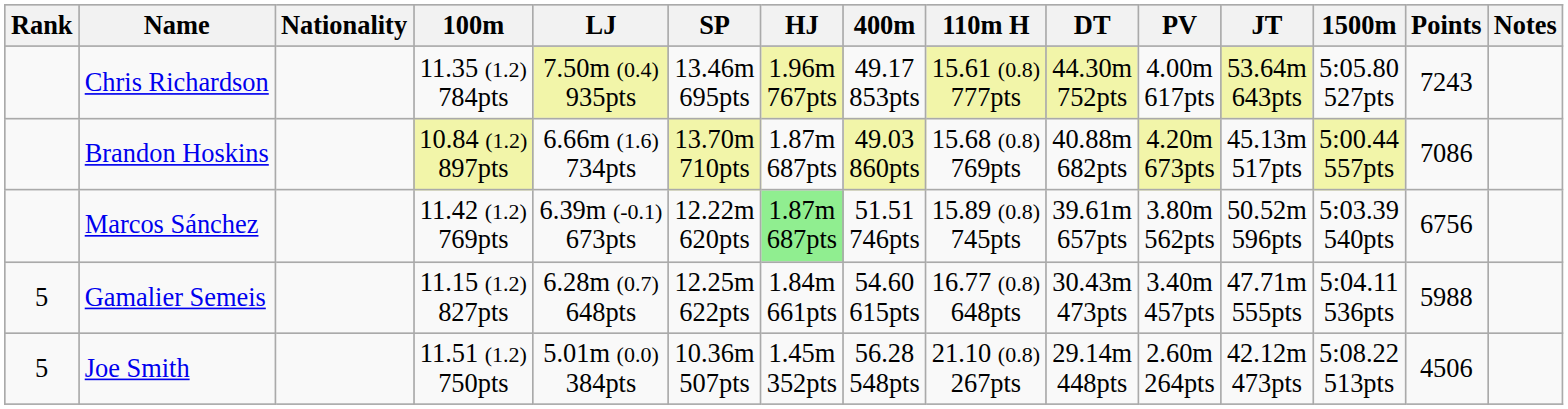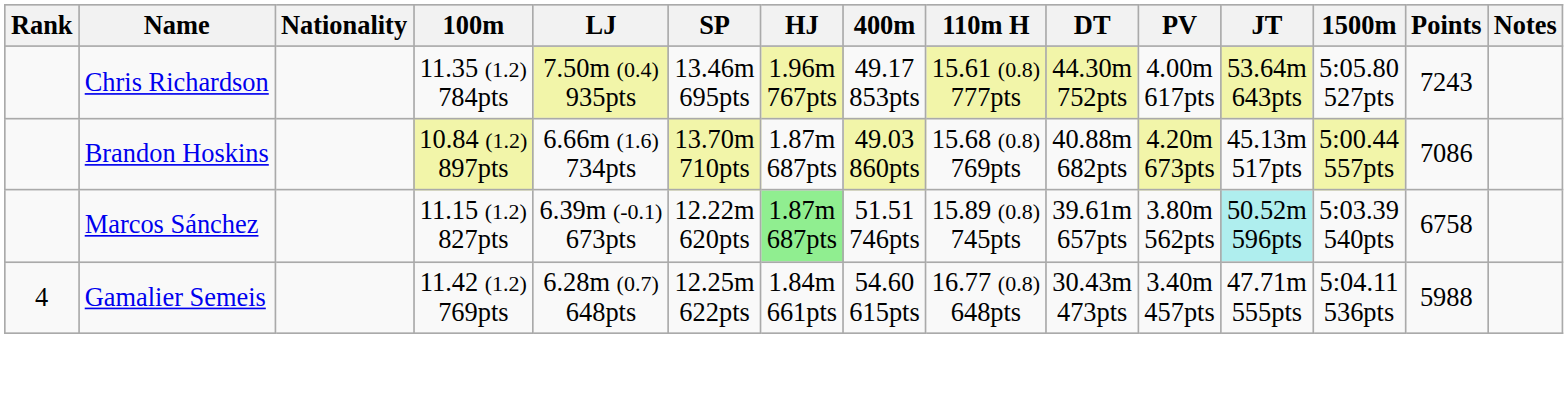(473, 225) 11.42 (1.2) 769pts -> (473, 225) 11.15 (1.2) 827pts
(1267, 225) no background -> (1267, 225) paleturquoise background
(1446, 225) 6756 -> (1446, 225) 6758
(42, 296) 5 -> (42, 296) 4
(473, 296) 11.15 (1.2) 827pts -> (473, 296) 11.42 (1.2) 769pts
- row: (137, 368)
